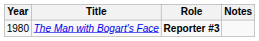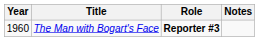(18, 28) 1980 -> (18, 28) 1960
